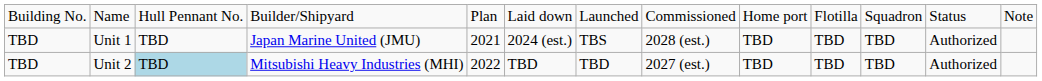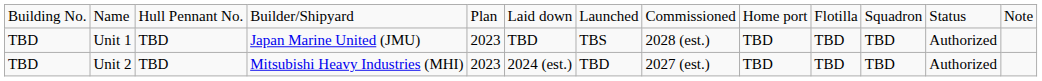(486, 40) 2021 -> (486, 40) 2023
(540, 40) 2024 (est.) -> (523, 40) TBD
(153, 64) lightblue background -> (153, 64) no background
(486, 64) 2022 -> (486, 64) 2023
(523, 64) TBD -> (540, 64) 2024 (est.)
